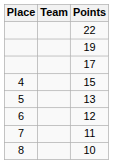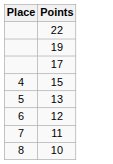- column: (54, 13)
